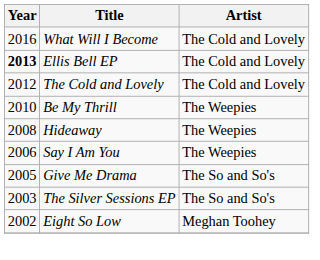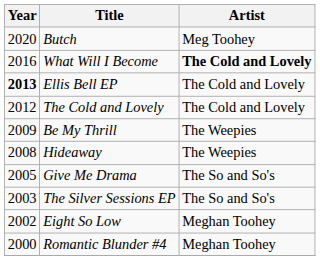+ row: (60, 38)
(244, 38) normal -> (247, 61) bold
(22, 107) 2010 -> (22, 130) 2009
- row: (81, 152)
+ row: (105, 244)
